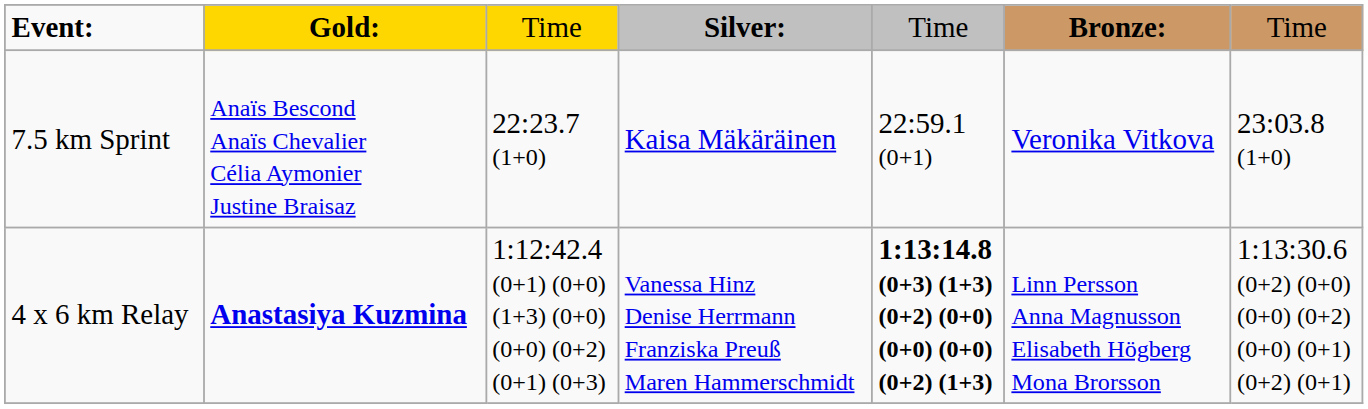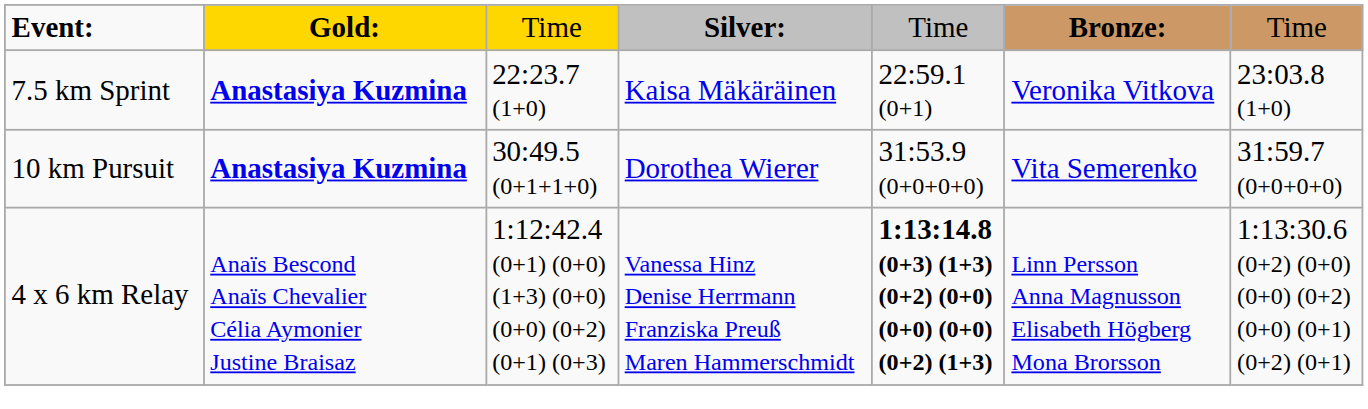(288, 156) Anaïs Bescond Anaïs Chevalier Célia Aymonier Justine Braisaz -> (339, 89) Anastasiya Kuzmina
+ row: (93, 168)
(339, 314) Anastasiya Kuzmina -> (288, 313) Anaïs Bescond Anaïs Chevalier Célia Aymonier Justine Braisaz
